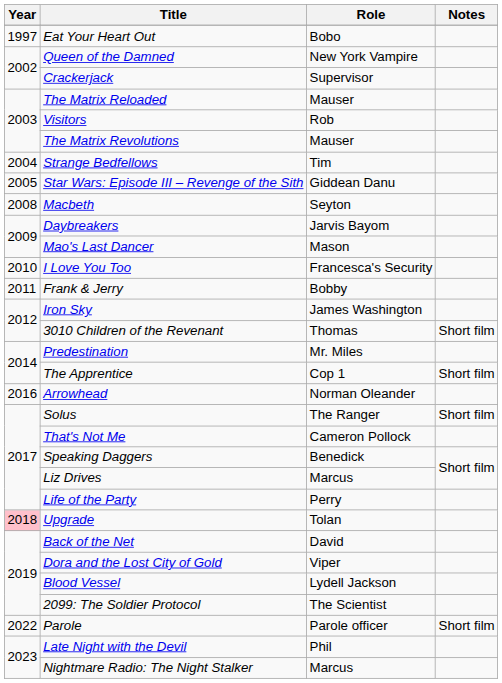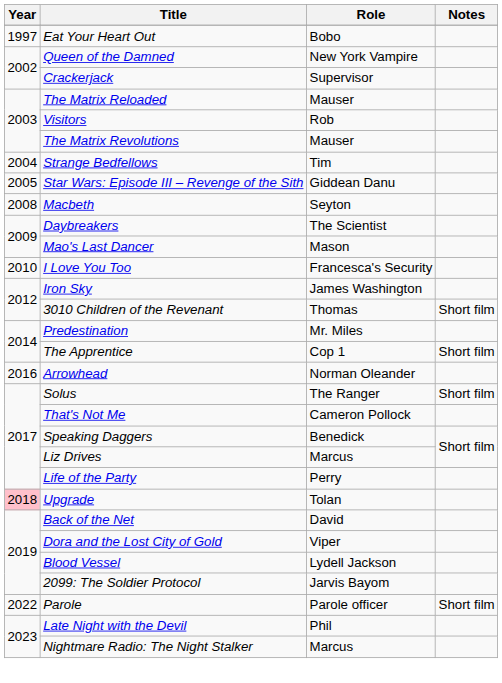(349, 225) Jarvis Bayom -> (348, 225) The Scientist
- row: (83, 288)
(348, 604) The Scientist -> (349, 583) Jarvis Bayom
